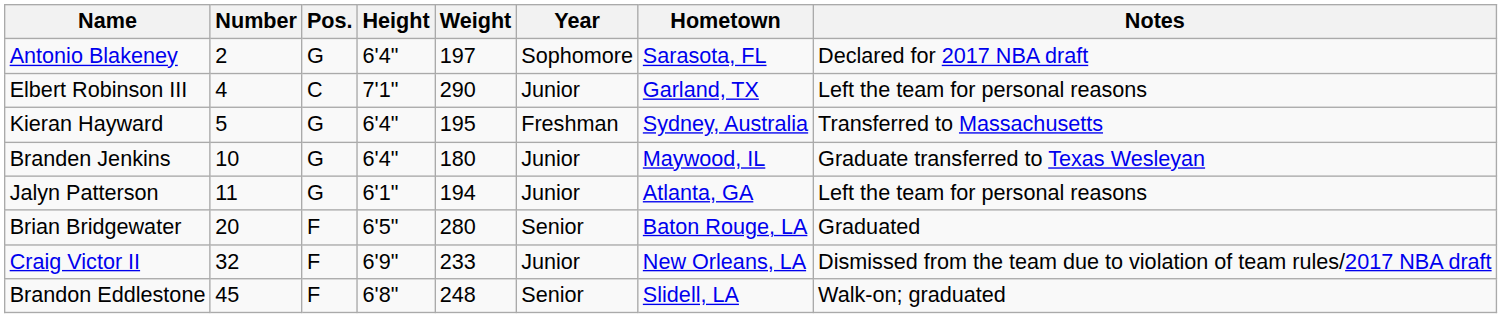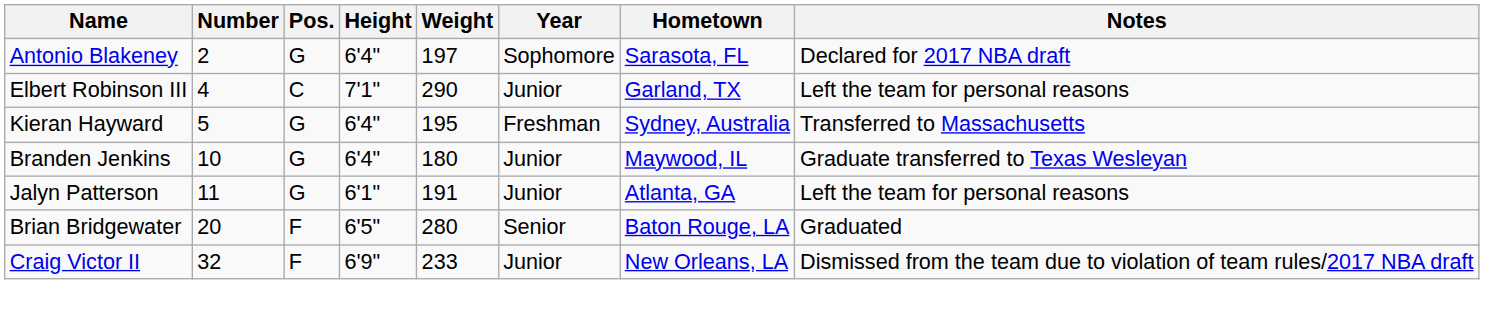(458, 192) 194 -> (440, 192) 191
- row: (108, 295)
